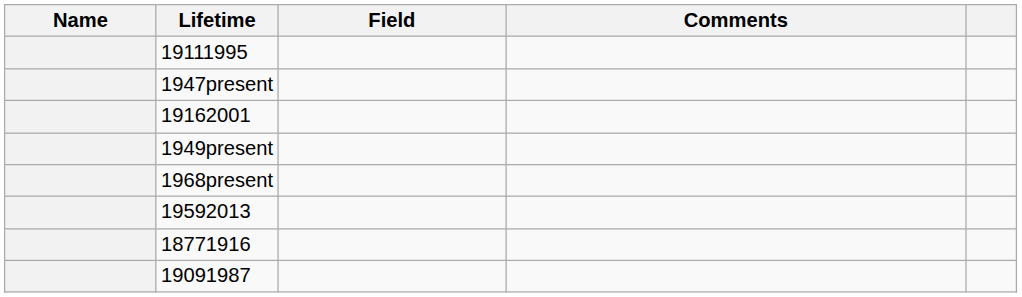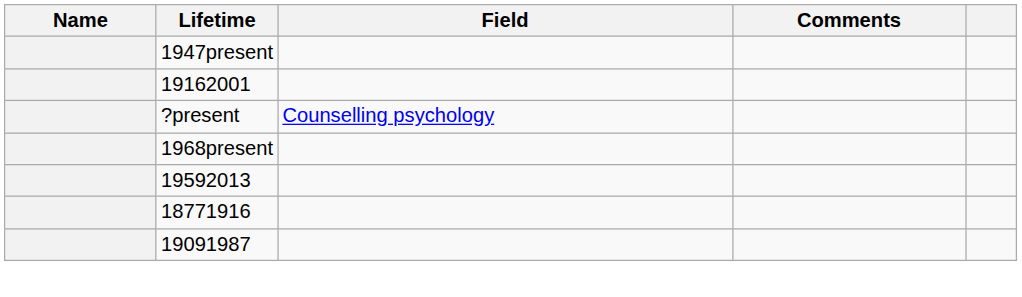- row: (204, 52)
+ row: (200, 116)
- row: (217, 148)
